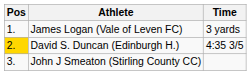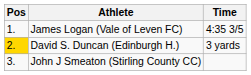(223, 29) 3 yards -> (225, 29) 4:35 3/5
(225, 45) 4:35 3/5 -> (223, 45) 3 yards
